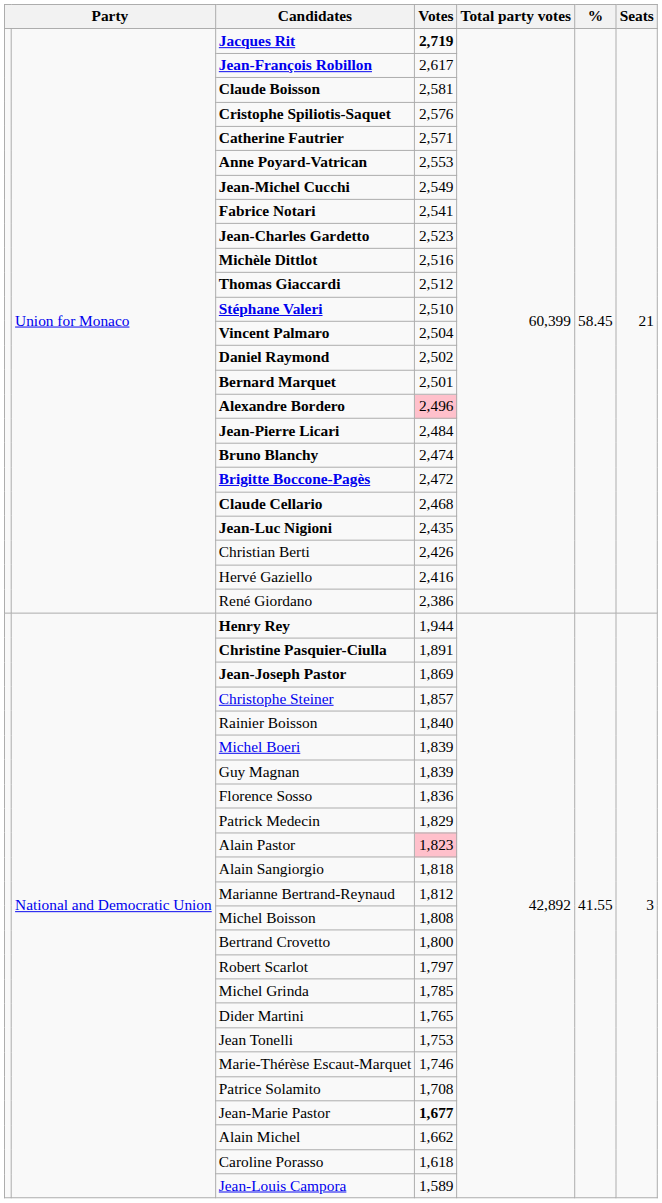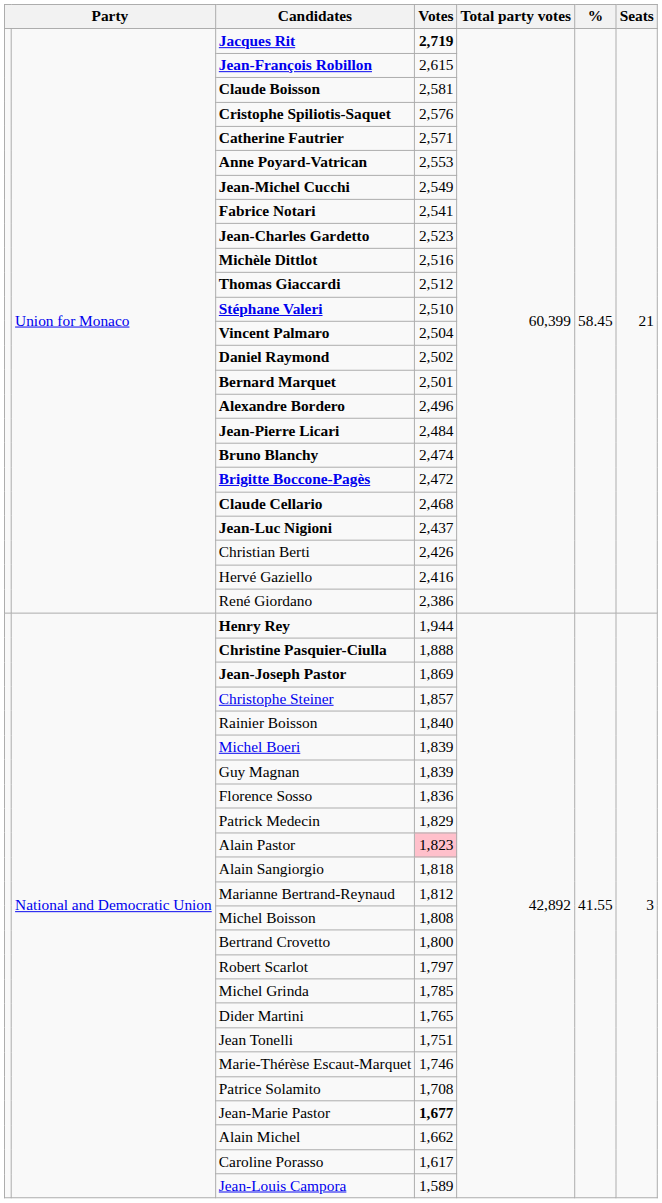(436, 65) 2,617 -> (436, 65) 2,615
(436, 406) pink background -> (436, 406) no background
(436, 528) 2,435 -> (436, 528) 2,437
(436, 650) 1,891 -> (436, 650) 1,888
(436, 1039) 1,753 -> (436, 1039) 1,751
(436, 1161) 1,618 -> (436, 1161) 1,617
